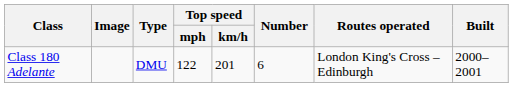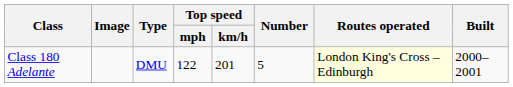(261, 64) 6 -> (261, 64) 5
(378, 64) no background -> (378, 64) lightyellow background
